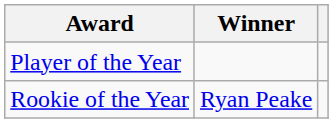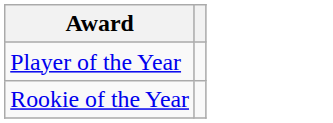- column: (256, 23)
